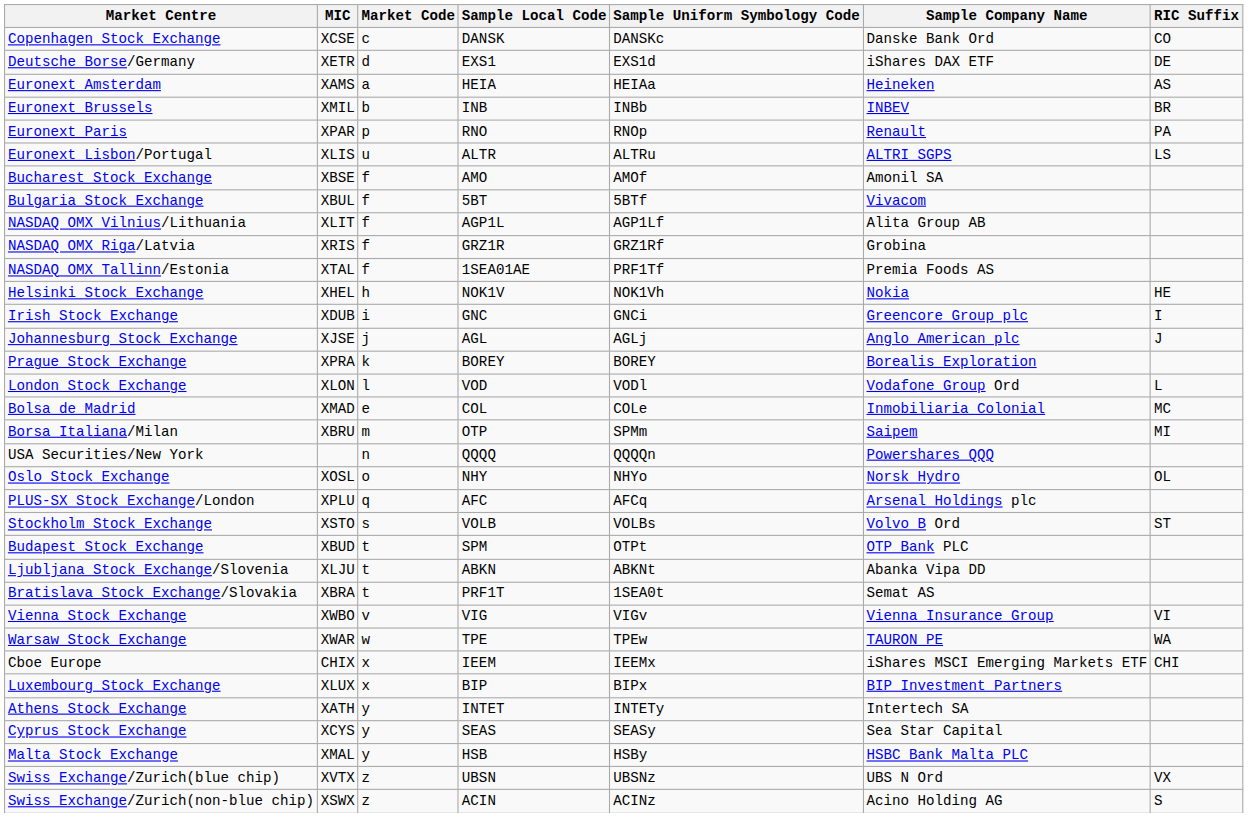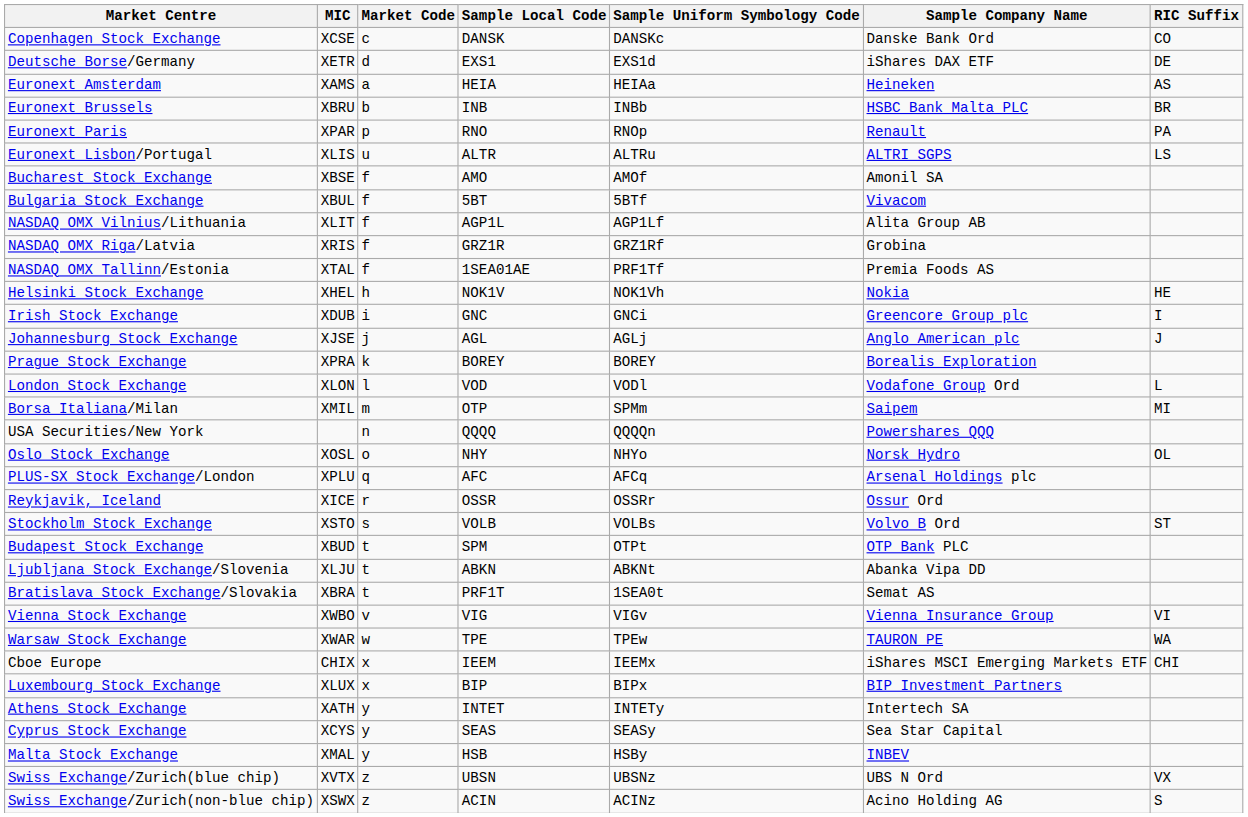(338, 108) XMIL -> (338, 108) XBRU
(888, 108) INBEV -> (947, 108) HSBC Bank Malta PLC
- row: (72, 409)
(338, 432) XBRU -> (338, 409) XMIL
+ row: (84, 501)
(947, 755) HSBC Bank Malta PLC -> (888, 755) INBEV
